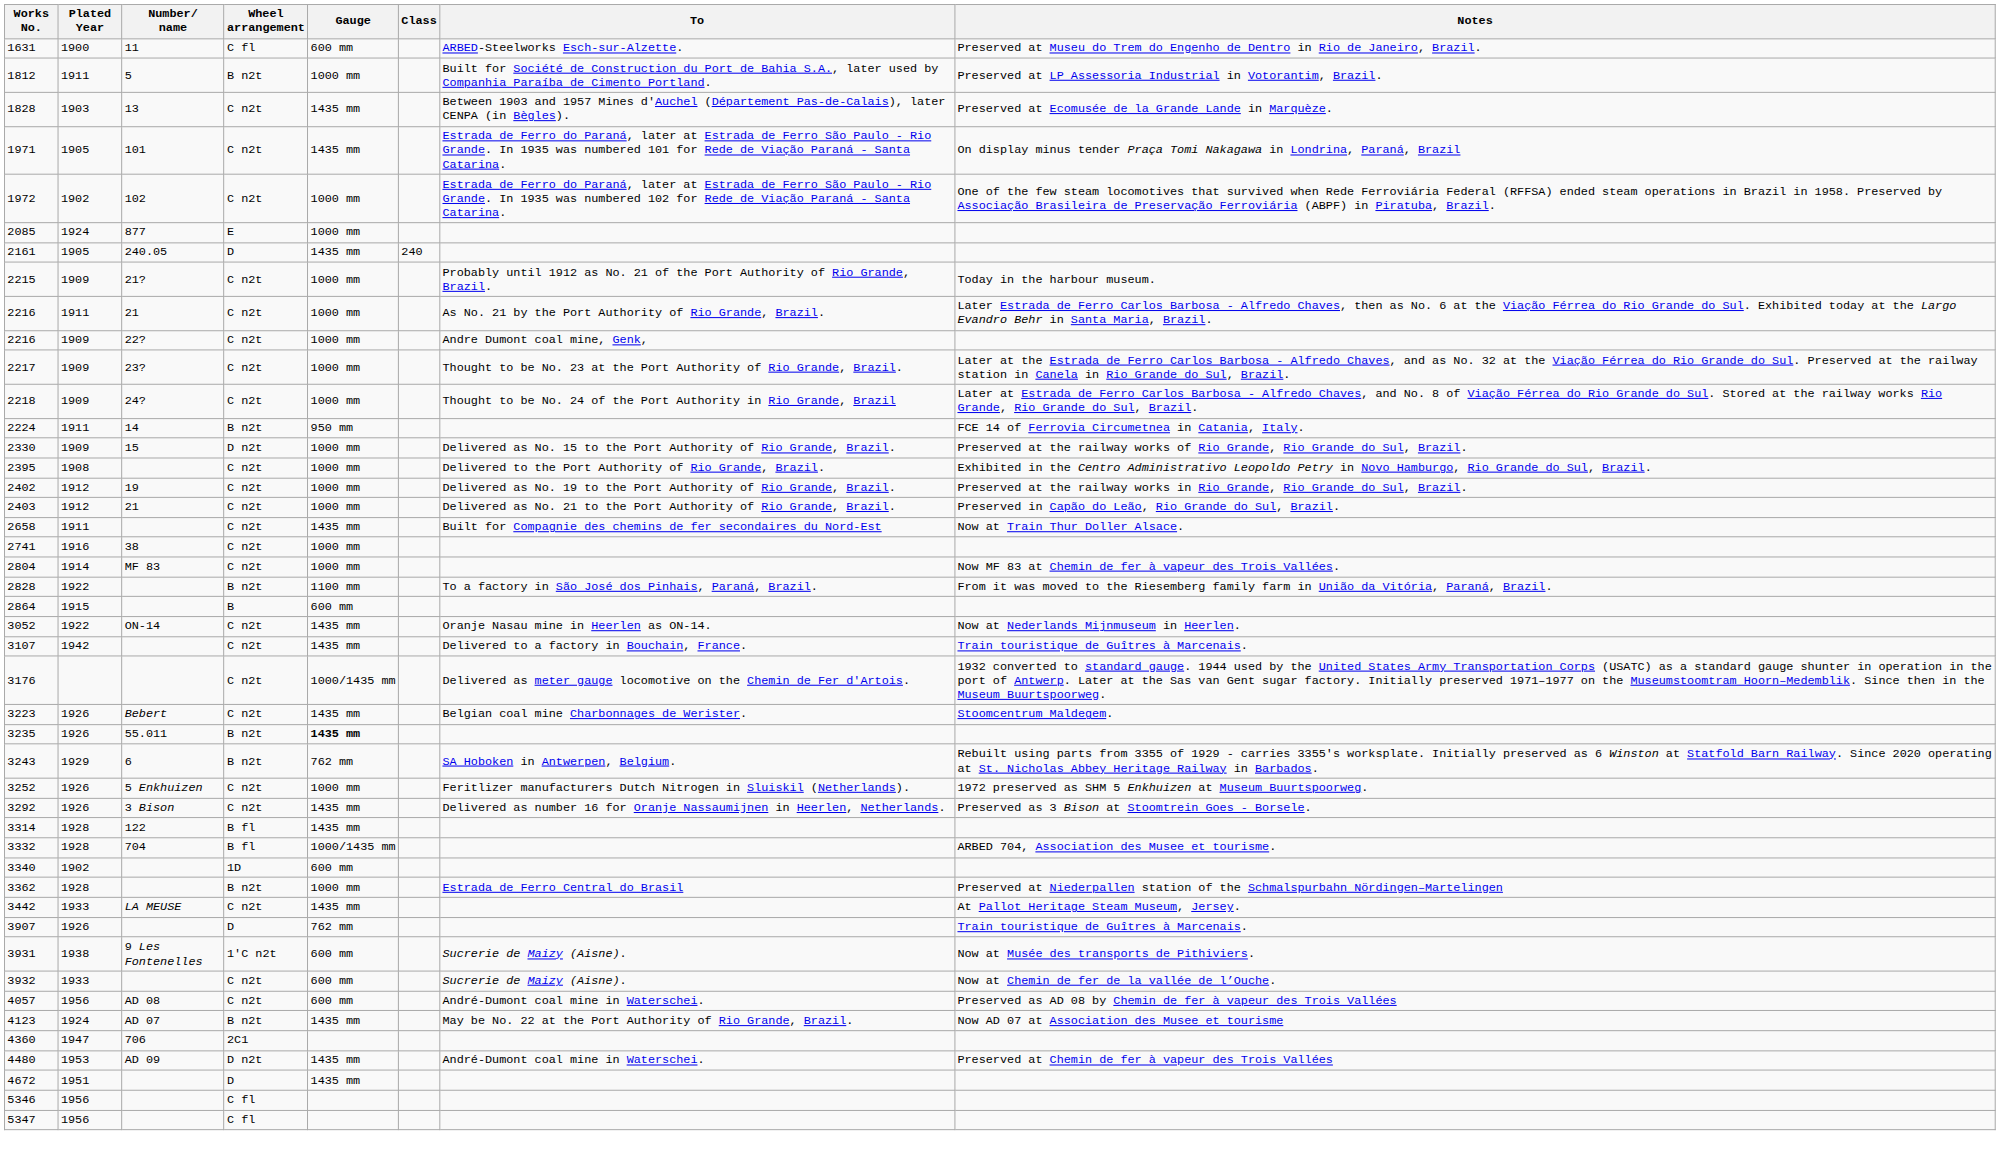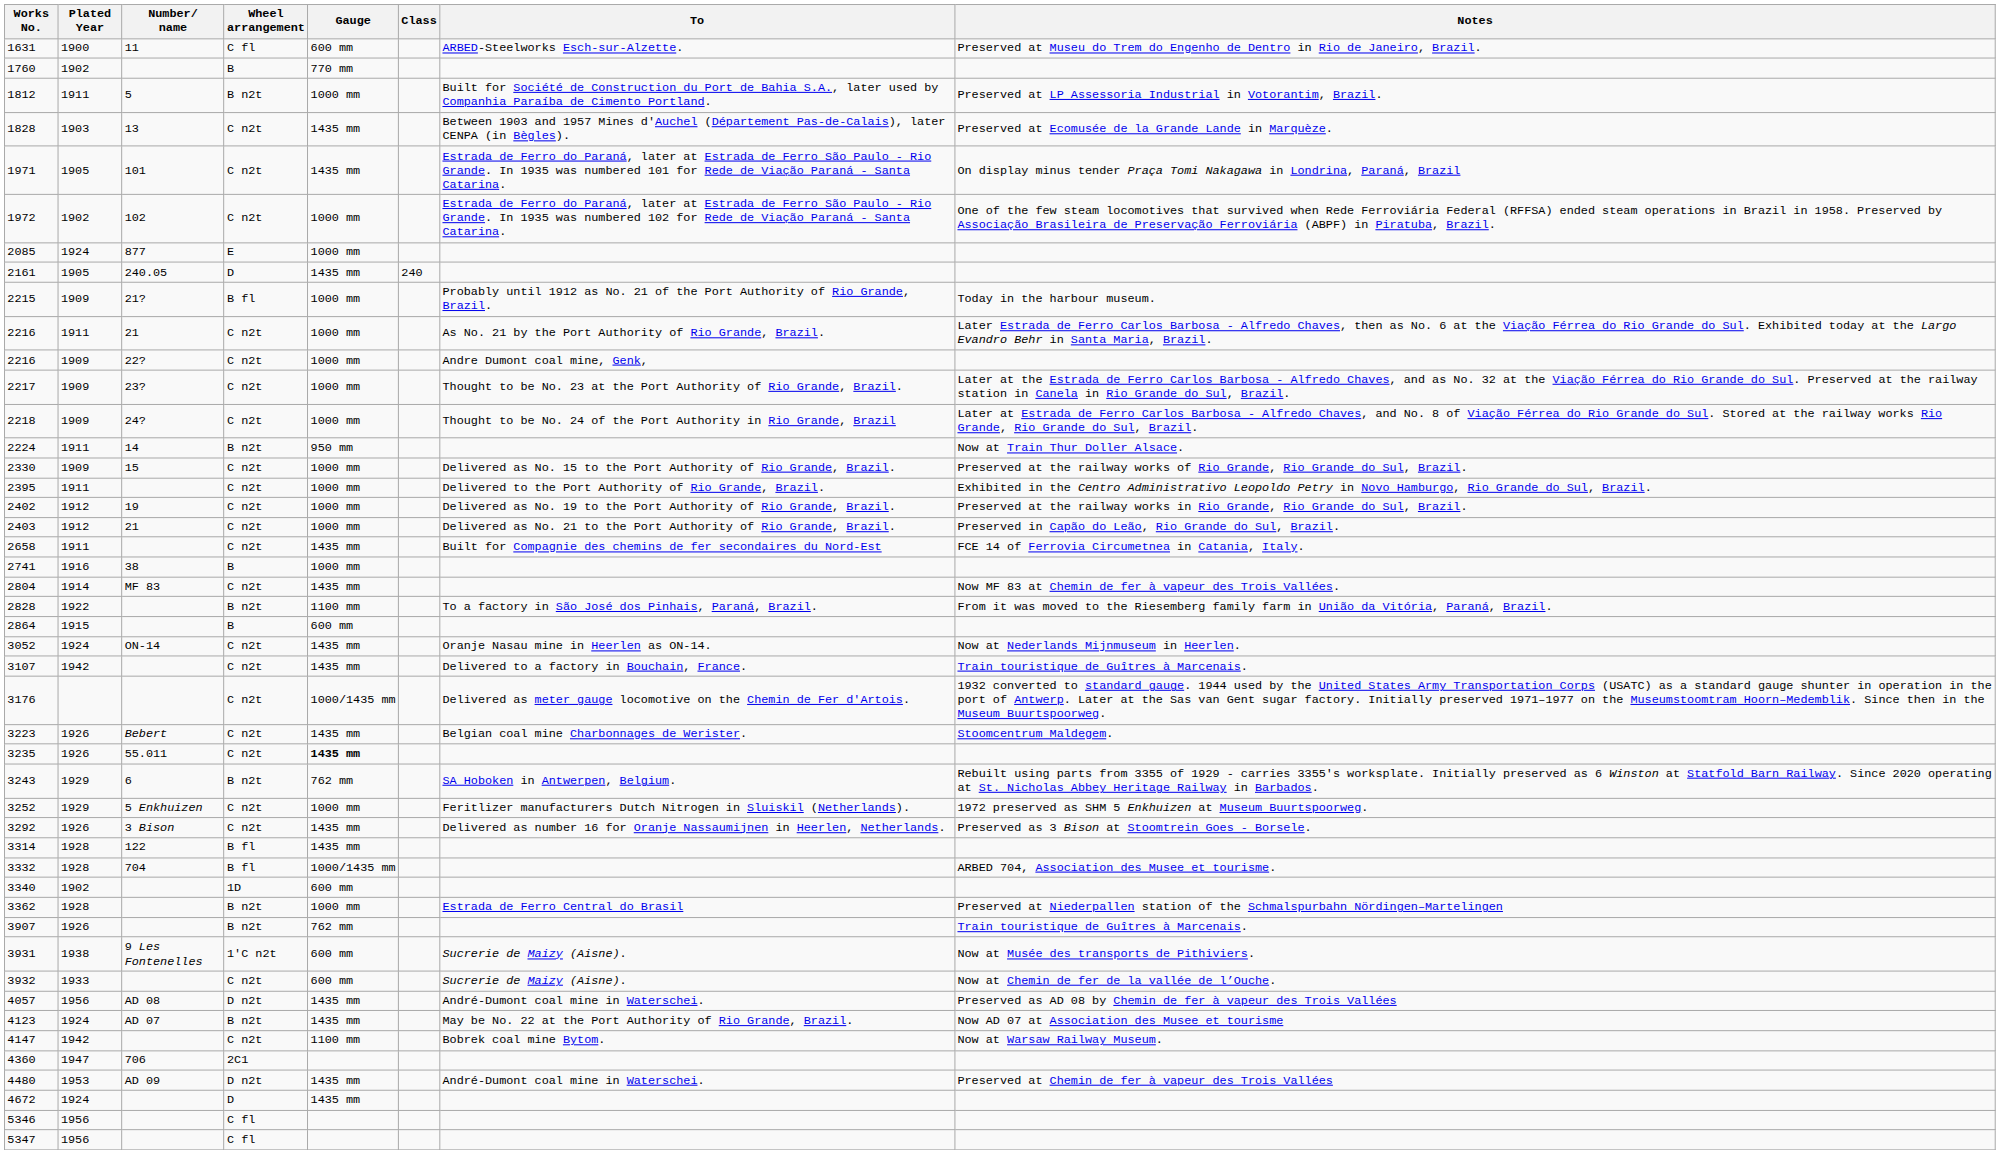+ row: (22, 68)
(245, 279) C n2t -> (241, 299) B fl
(1131, 428) FCE 14 of Ferrovia Circumetnea in Catania, Italy. -> (1071, 448) Now at Train Thur Doller Alsace.
(245, 448) D n2t -> (245, 467) C n2t
(75, 467) 1908 -> (75, 487) 1911
(1071, 527) Now at Train Thur Doller Alsace. -> (1131, 547) FCE 14 of Ferrovia Circumetnea in Catania, Italy.
(245, 547) C n2t -> (231, 567) B
(335, 567) 1000 mm -> (335, 587) 1435 mm
(75, 626) 1922 -> (75, 646) 1924
(245, 734) B n2t -> (245, 754) C n2t
(75, 788) 1926 -> (75, 808) 1929
- row: (22, 907)
(231, 927) D -> (245, 927) B n2t
(245, 1000) C n2t -> (245, 1000) D n2t
(332, 1000) 600 mm -> (335, 1000) 1435 mm
+ row: (22, 1040)
(75, 1080) 1951 -> (75, 1100) 1924
